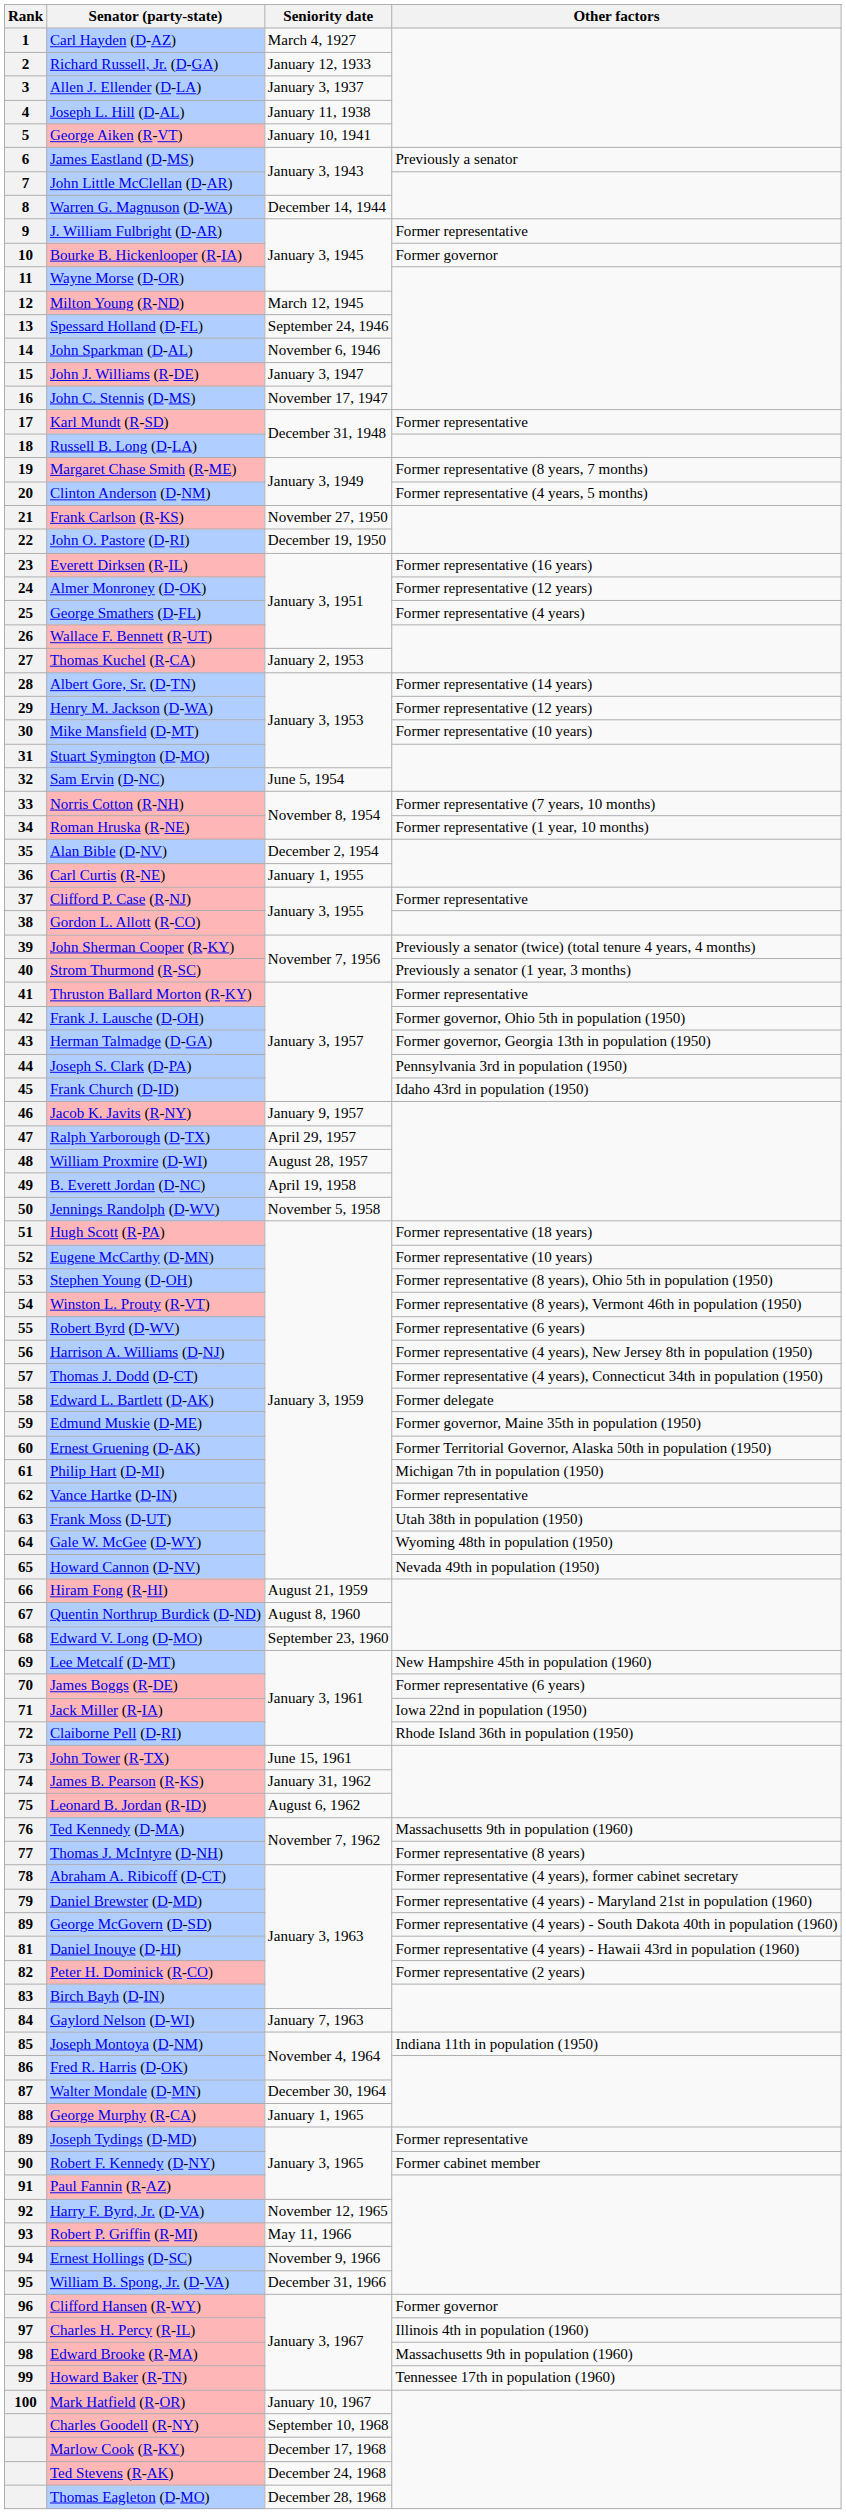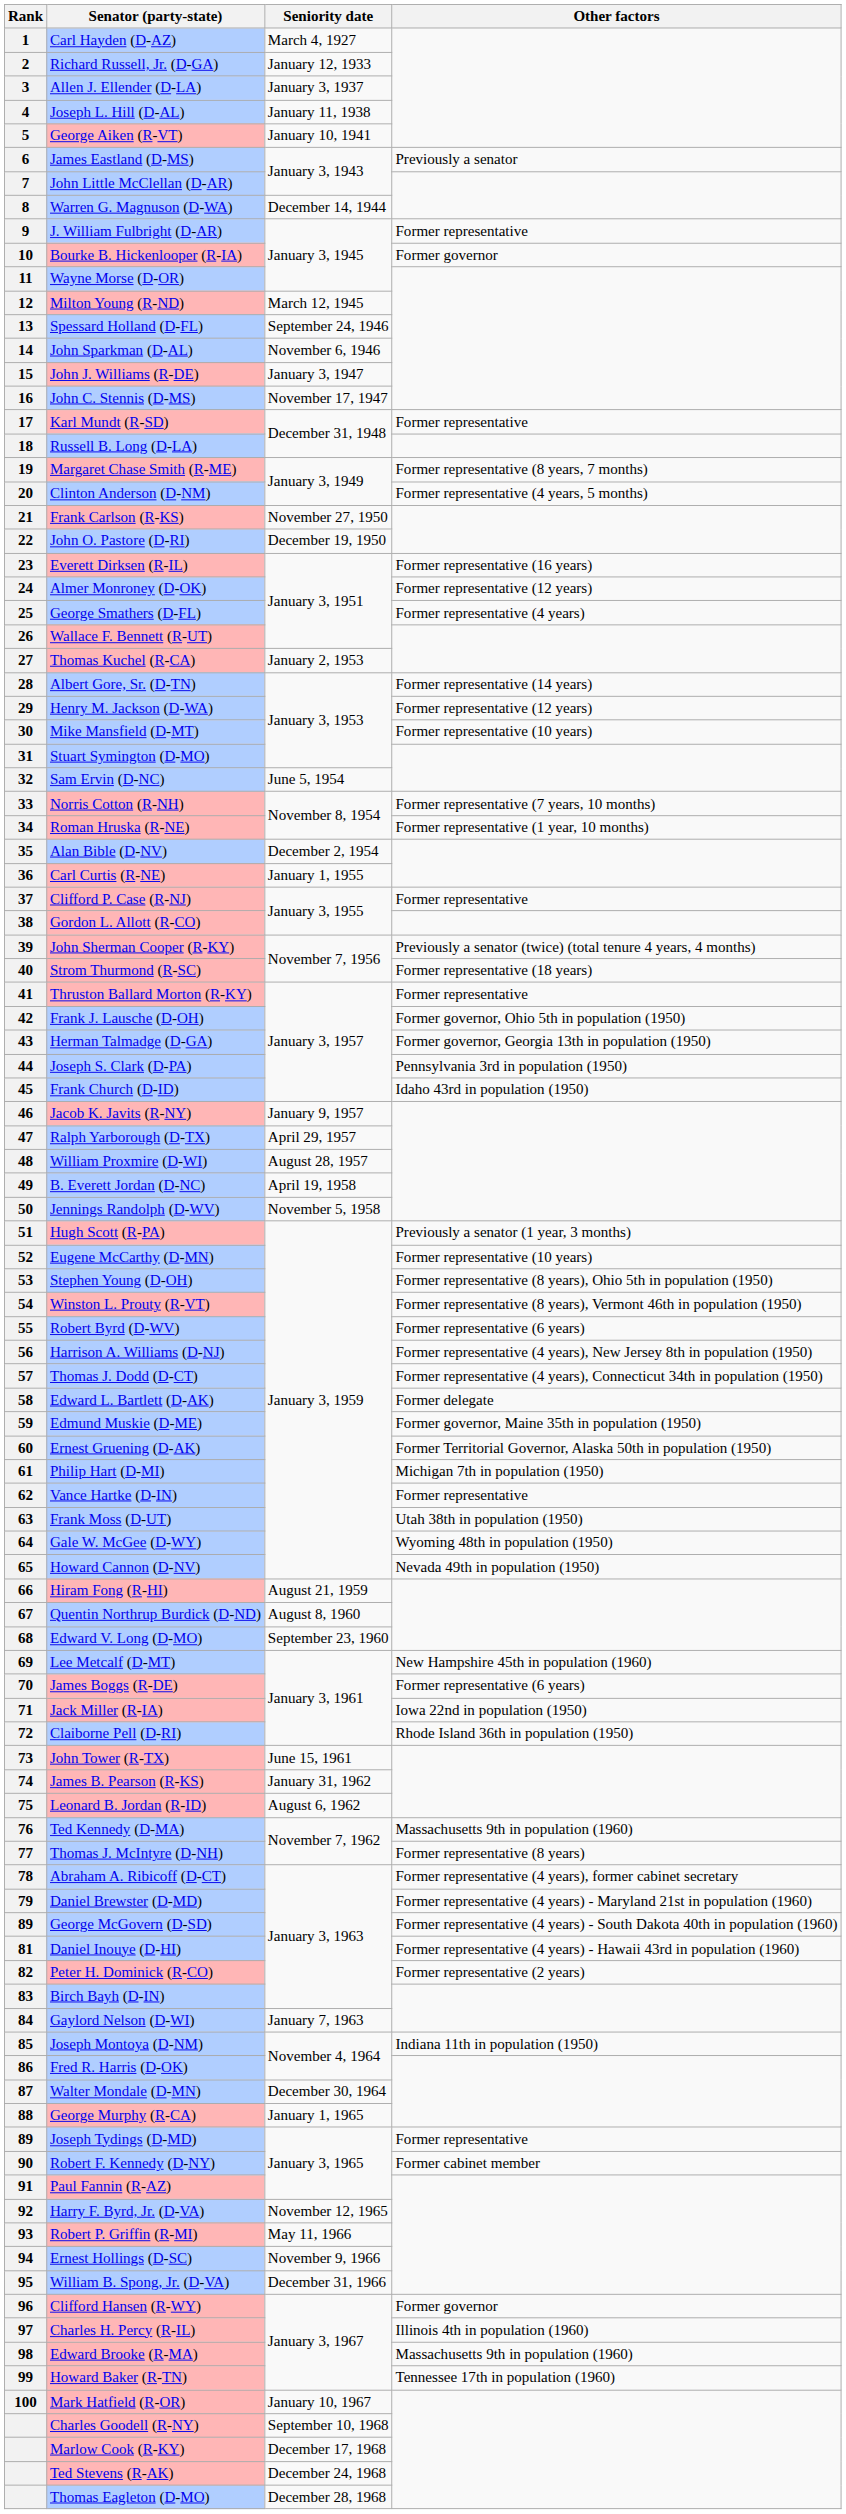(513, 970) Previously a senator (1 year, 3 months) -> (494, 970) Former representative (18 years)
(494, 1232) Former representative (18 years) -> (513, 1232) Previously a senator (1 year, 3 months)
